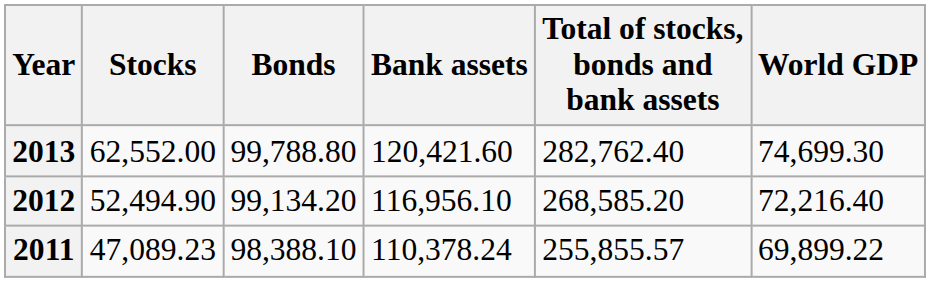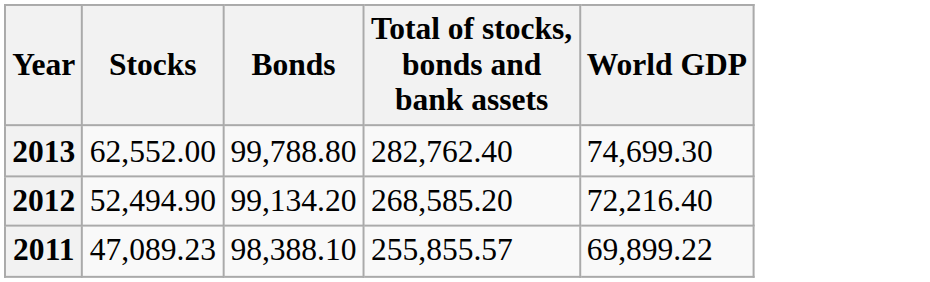- column: (449, 64)
